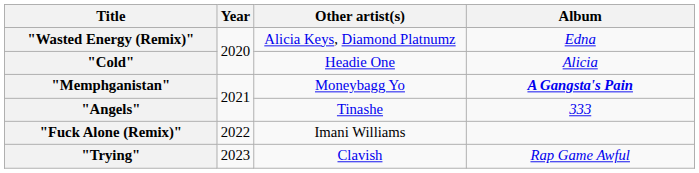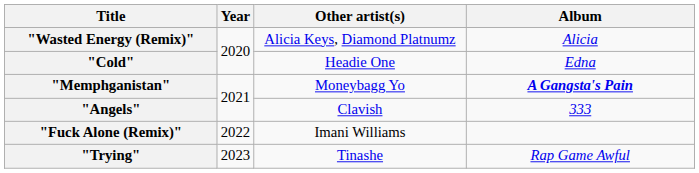(580, 39) Edna -> (580, 39) Alicia
(580, 62) Alicia -> (580, 62) Edna
(360, 109) Tinashe -> (360, 109) Clavish
(360, 156) Clavish -> (360, 156) Tinashe
